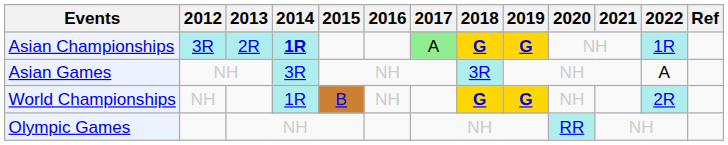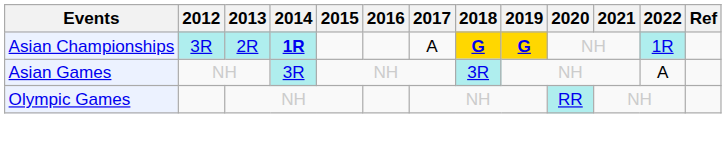(434, 46) lightgreen background -> (432, 46) no background
- row: (92, 100)
